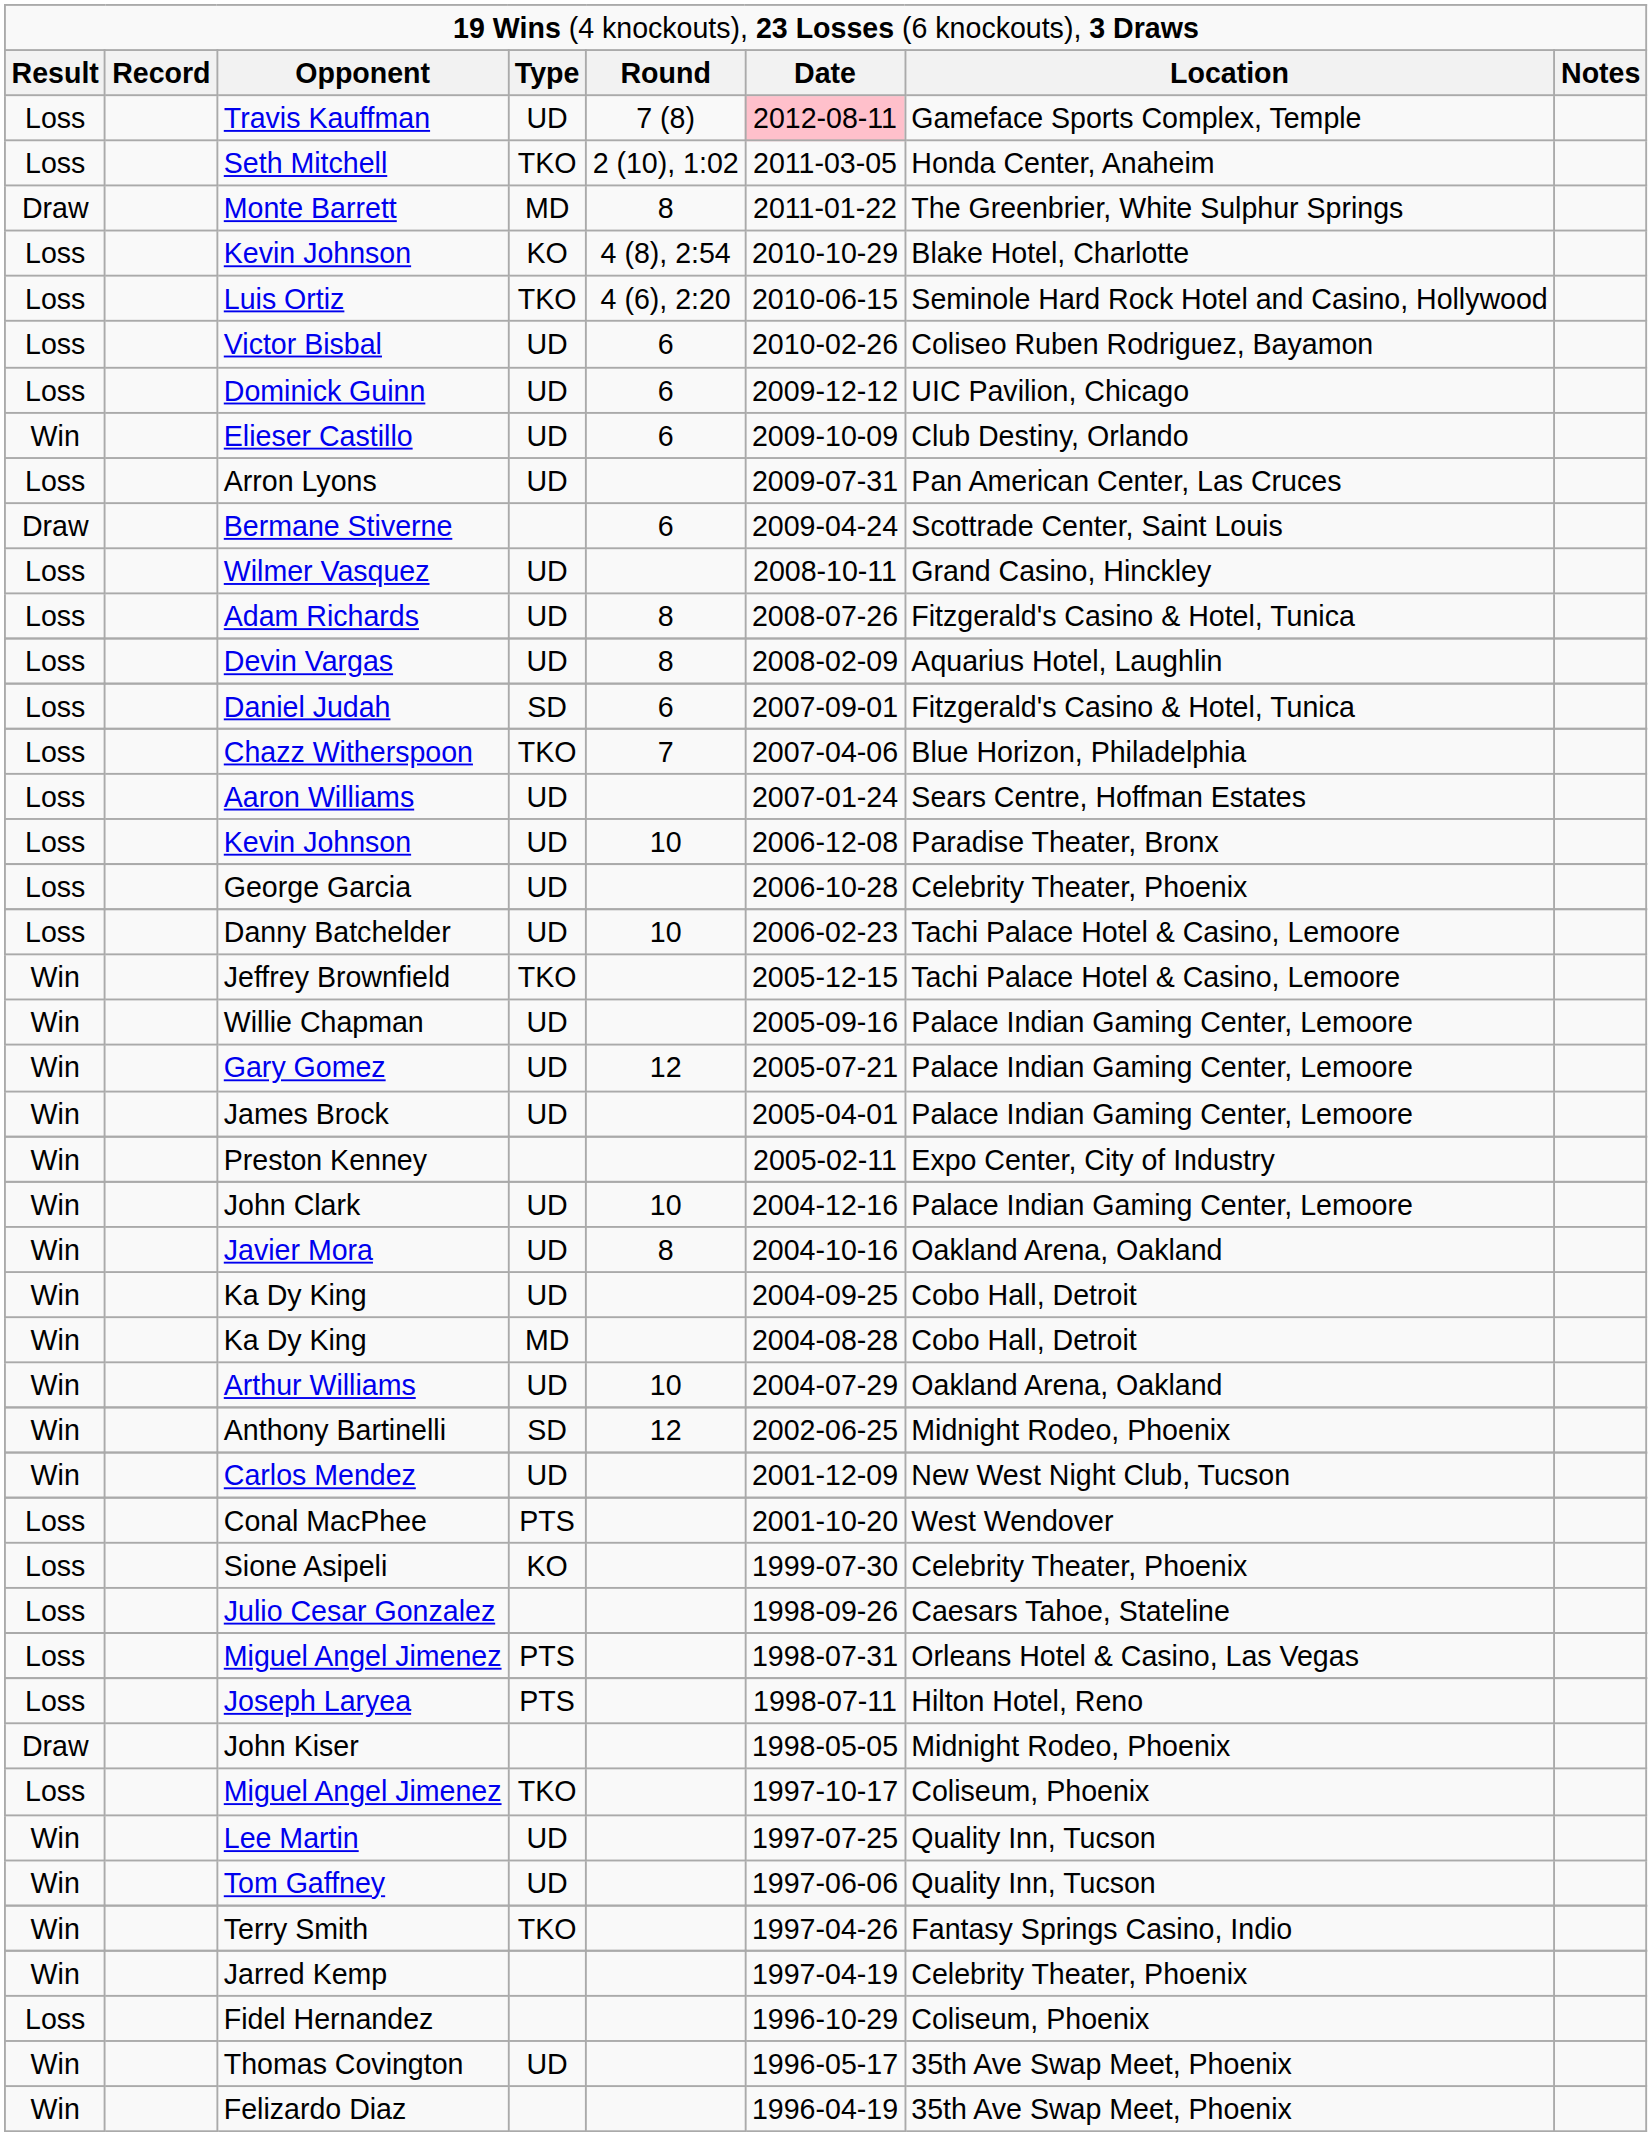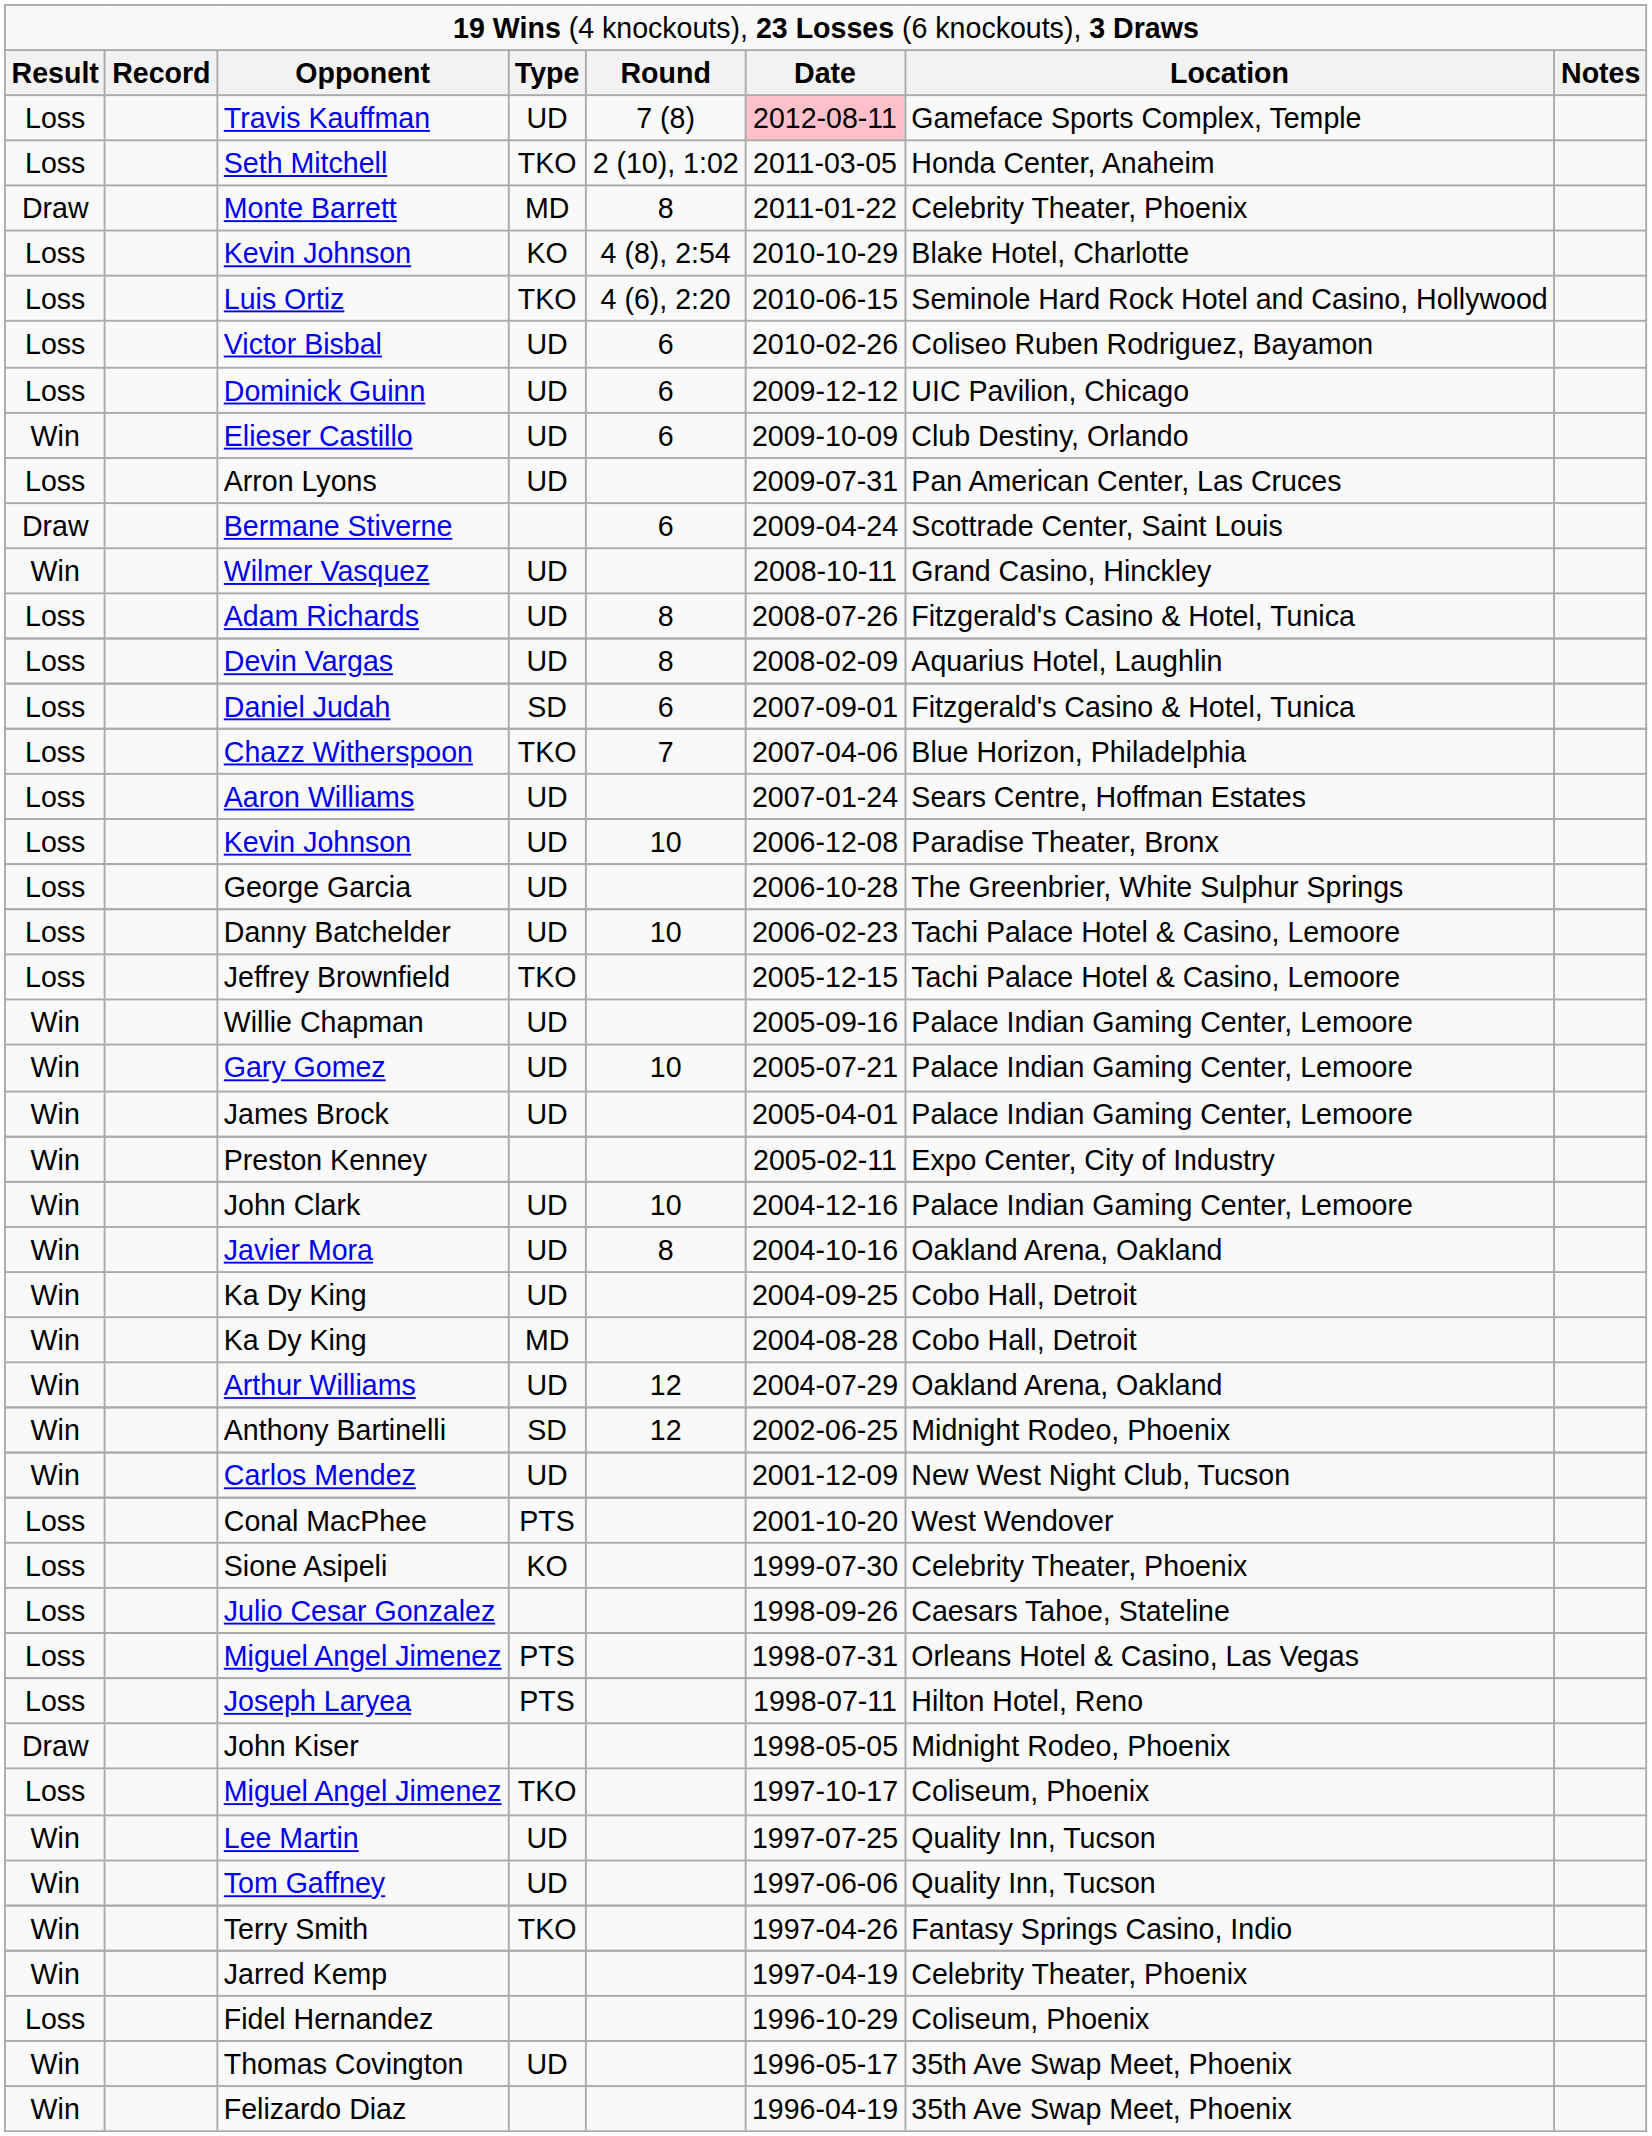(1157, 209) The Greenbrier, White Sulphur Springs -> (1079, 209) Celebrity Theater, Phoenix
(55, 571) Loss -> (55, 571) Win
(1079, 887) Celebrity Theater, Phoenix -> (1157, 887) The Greenbrier, White Sulphur Springs
(55, 978) Win -> (55, 978) Loss
(666, 1068) 12 -> (666, 1068) 10
(666, 1385) 10 -> (666, 1385) 12
